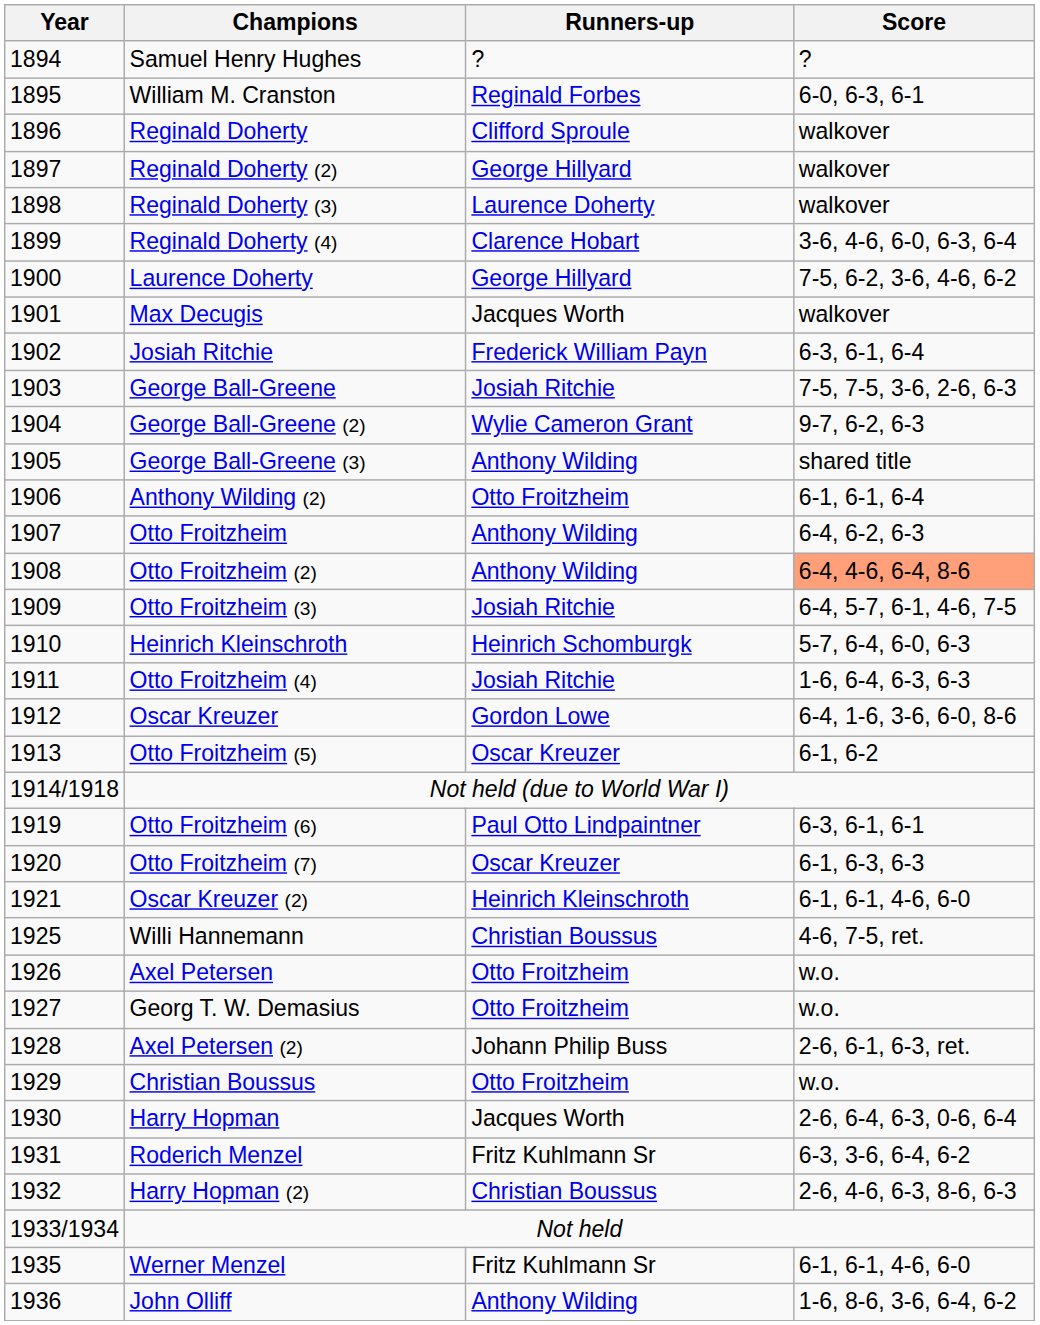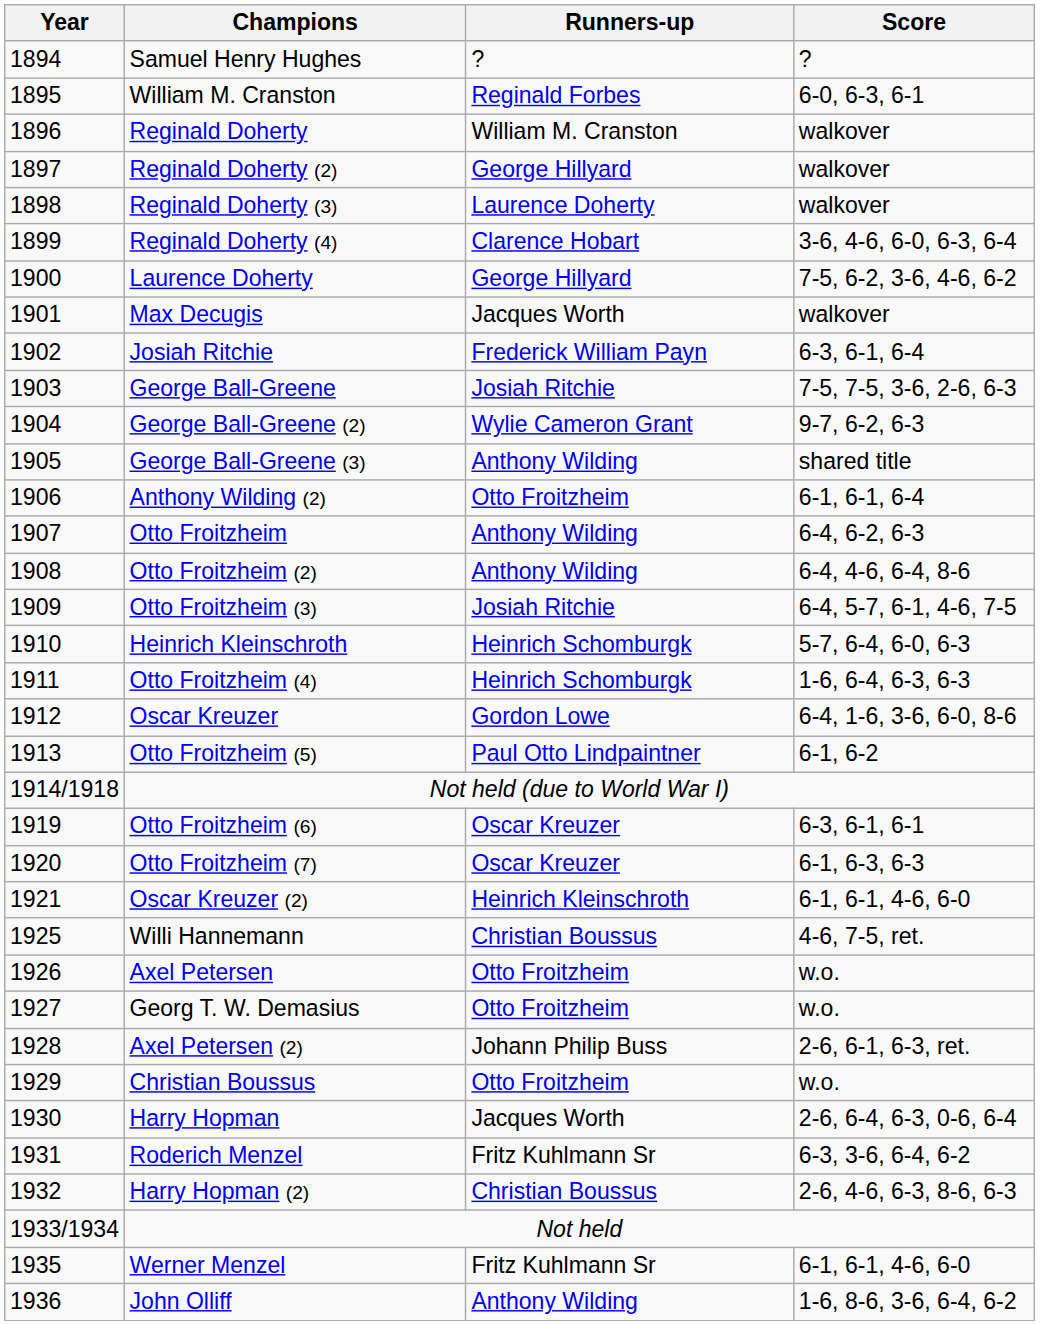(551, 132) Clifford Sproule -> (574, 132) William M. Cranston
(885, 570) lightsalmon background -> (885, 570) no background
(543, 680) Josiah Ritchie -> (582, 680) Heinrich Schomburgk
(546, 753) Oscar Kreuzer -> (586, 753) Paul Otto Lindpaintner
(586, 826) Paul Otto Lindpaintner -> (546, 826) Oscar Kreuzer
